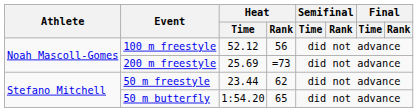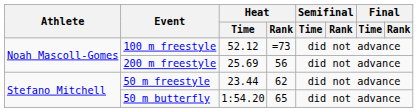(281, 46) 56 -> (281, 46) =73
(281, 64) =73 -> (281, 64) 56
